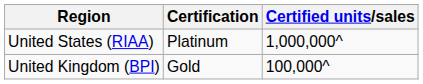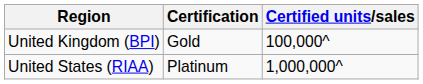rows swapped: (84, 66) <-> (81, 41)
